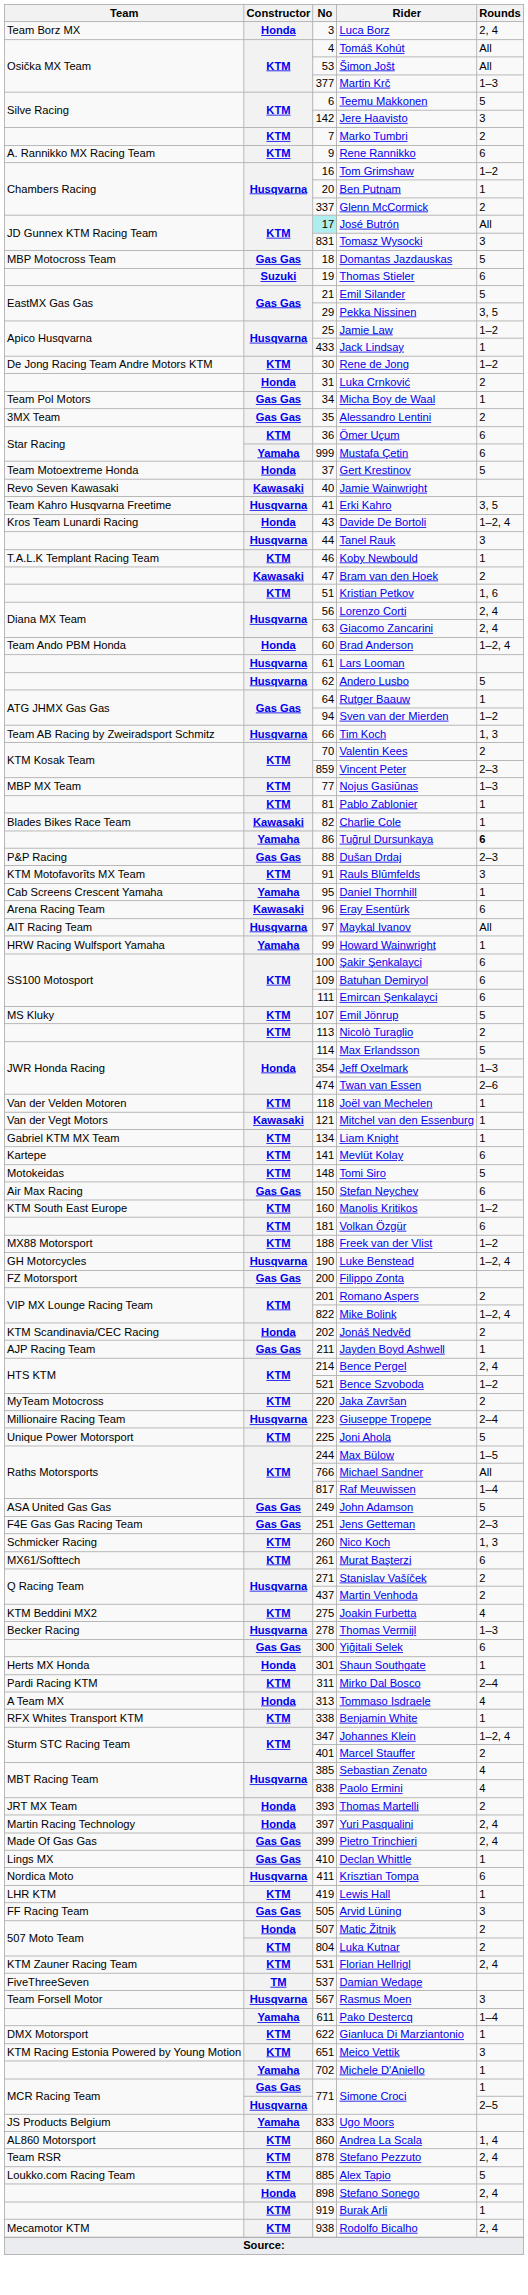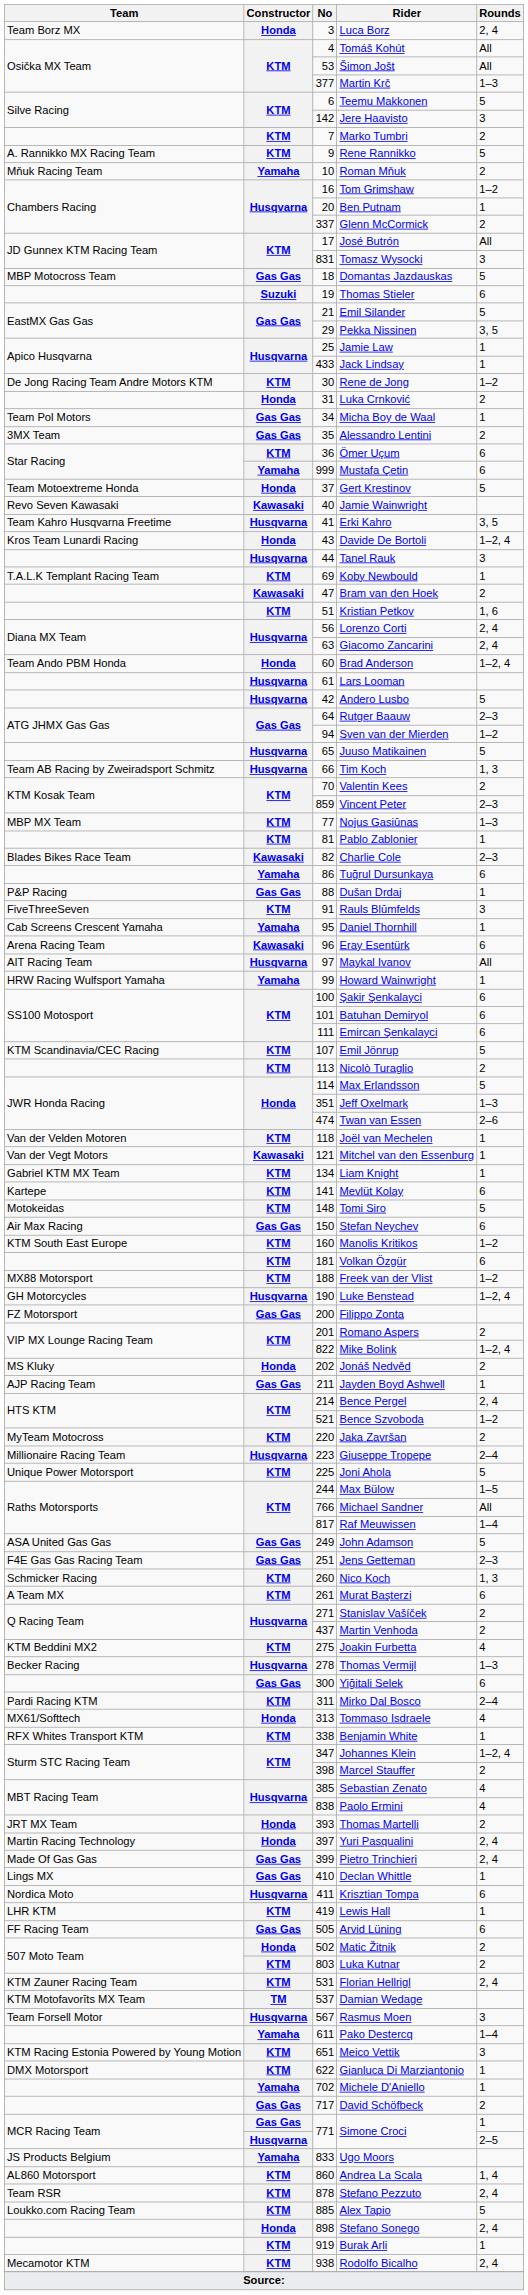(482, 153) 6 -> (482, 153) 5
+ row: (278, 171)
(328, 224) paleturquoise background -> (328, 241) no background
(489, 329) 1–2 -> (482, 347) 1
(328, 558) 46 -> (328, 575) 69
(328, 681) 62 -> (328, 698) 42
(482, 698) 1 -> (489, 716) 2–3
+ row: (278, 751)
(482, 821) 1 -> (489, 857) 2–3
(482, 839) bold -> (482, 874) normal
(489, 857) 2–3 -> (482, 892) 1
(76, 874) KTM Motofavorīts MX Team -> (48, 909) FiveThreeSeven
(325, 980) 109 -> (325, 1015) 101
(31, 1015) MS Kluky -> (83, 1050) KTM Scandinavia/CEC Racing
(325, 1068) 354 -> (325, 1103) 351
(83, 1331) KTM Scandinavia/CEC Racing -> (31, 1366) MS Kluky
(44, 1560) MX61/Softtech -> (35, 1595) A Team MX
- row: (278, 1665)
(35, 1700) A Team MX -> (44, 1718) MX61/Softtech
(325, 1753) 401 -> (325, 1771) 398
(482, 1911) 3 -> (482, 1929) 6
(325, 1929) 507 -> (325, 1946) 502
(325, 1946) 804 -> (325, 1964) 803
(48, 1982) FiveThreeSeven -> (76, 1999) KTM Motofavorīts MX Team
rows swapped: (278, 2034) <-> (278, 2052)
+ row: (278, 2105)
